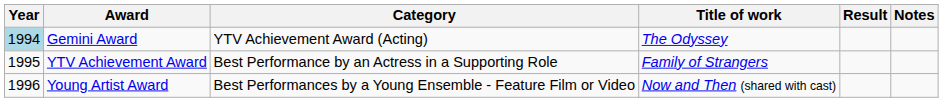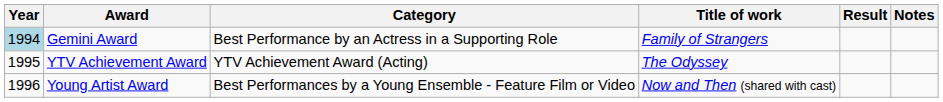(321, 39) YTV Achievement Award (Acting) -> (386, 39) Best Performance by an Actress in a Supporting Role
(685, 39) The Odyssey -> (705, 39) Family of Strangers
(386, 62) Best Performance by an Actress in a Supporting Role -> (321, 62) YTV Achievement Award (Acting)
(705, 62) Family of Strangers -> (685, 62) The Odyssey
